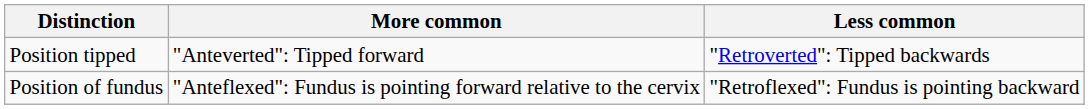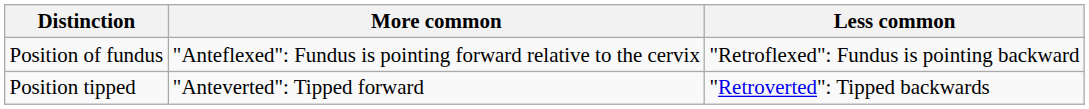rows swapped: (73, 54) <-> (86, 87)
